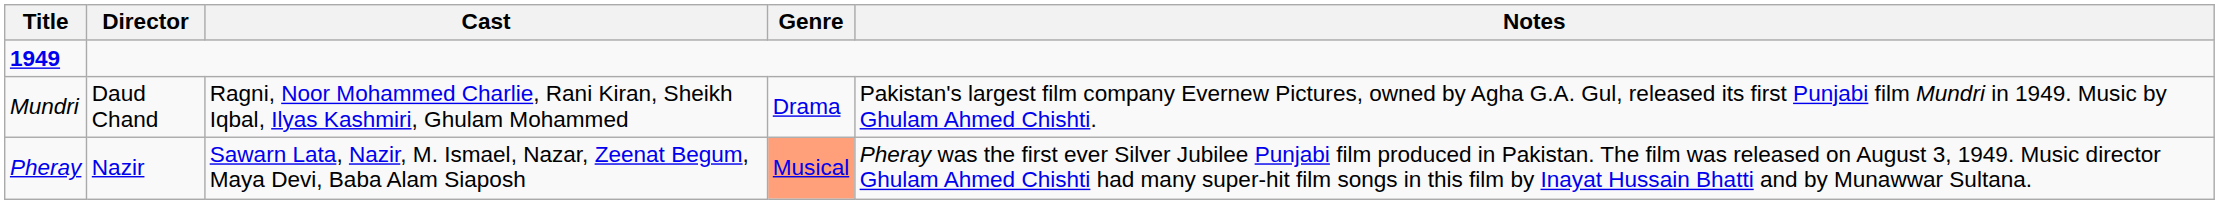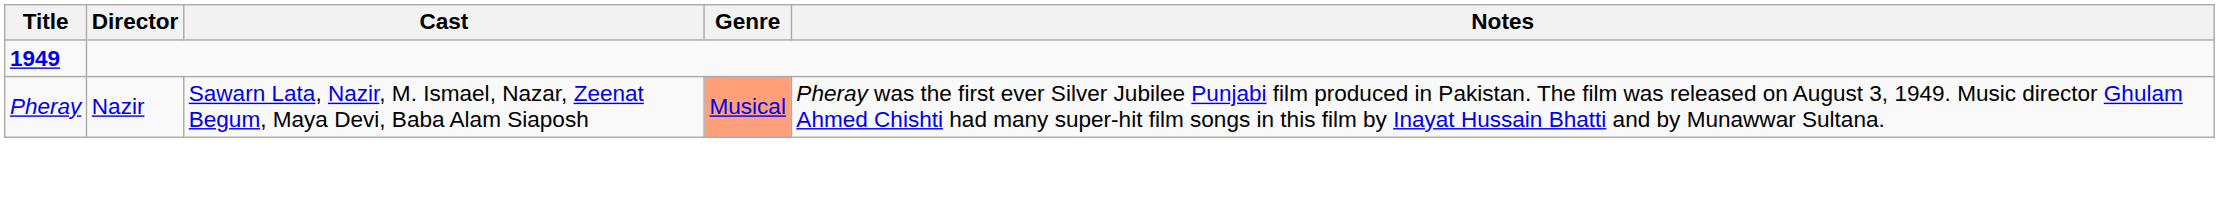- row: (44, 106)
